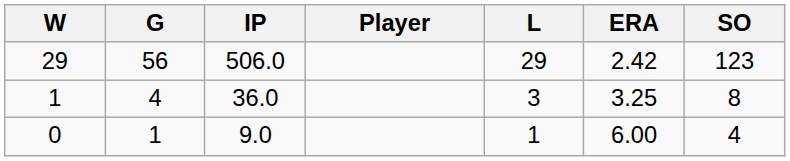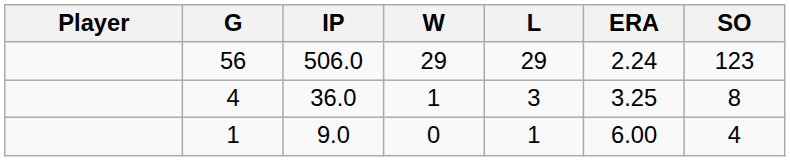columns swapped: (395, 23) <-> (55, 23)
(634, 60) 2.42 -> (634, 60) 2.24
